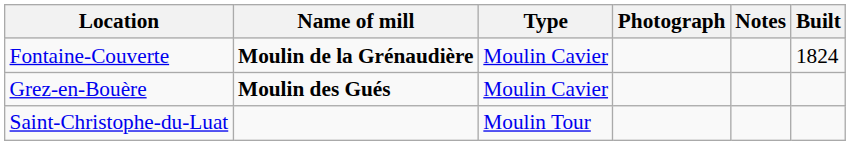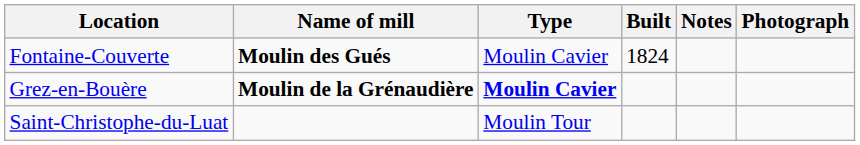columns swapped: (818, 21) <-> (672, 21)
(356, 55) Moulin de la Grénaudière -> (314, 55) Moulin des Gués
(314, 88) Moulin des Gués -> (356, 88) Moulin de la Grénaudière
(546, 88) normal -> (550, 88) bold
